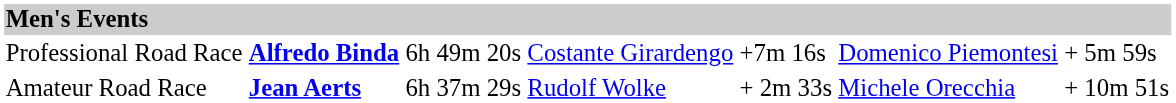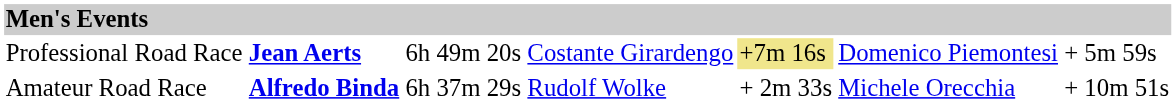(324, 53) Alfredo Binda -> (305, 53) Jean Aerts
(783, 53) no background -> (783, 53) khaki background
(305, 87) Jean Aerts -> (324, 87) Alfredo Binda
